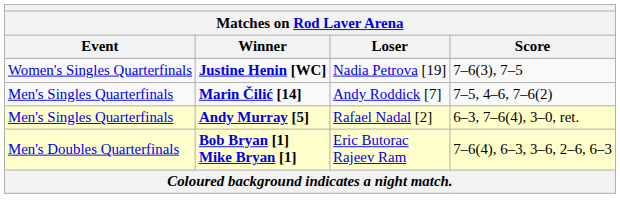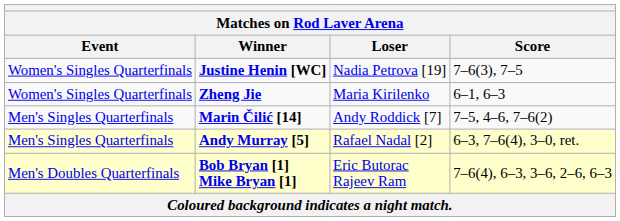+ row: (230, 93)
